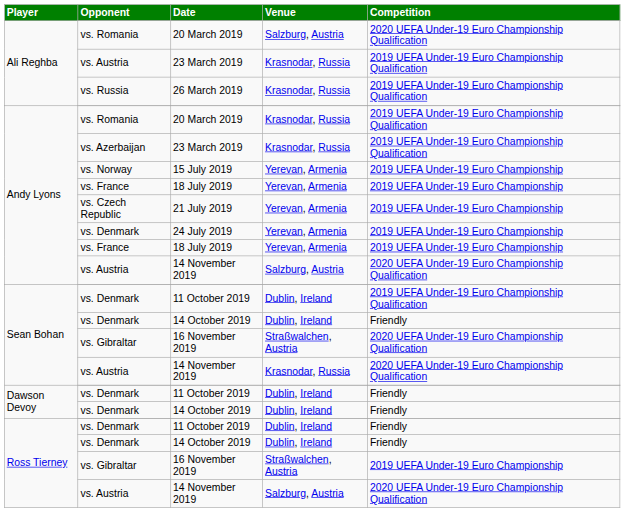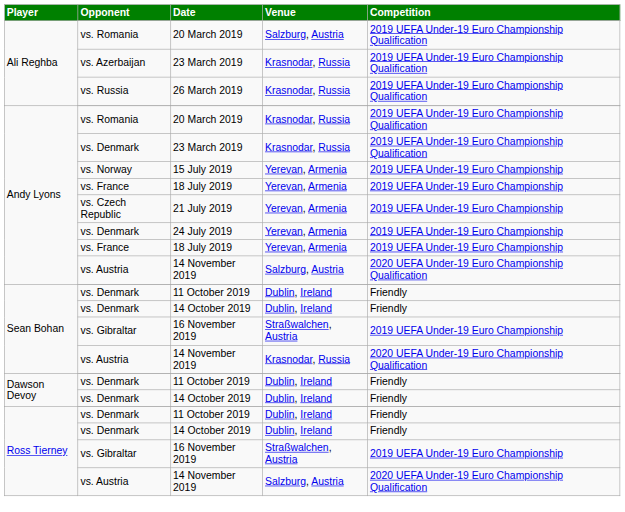(466, 35) 2020 UEFA Under-19 Euro Championship Qualification -> (466, 35) 2019 UEFA Under-19 Euro Championship Qualification
(104, 63) vs. Austria -> (113, 63) vs. Azerbaijan
(113, 147) vs. Azerbaijan -> (110, 147) vs. Denmark
(466, 298) 2019 UEFA Under-19 Euro Championship Qualification -> (388, 292) Friendly
(466, 343) 2020 UEFA Under-19 Euro Championship Qualification -> (466, 331) 2019 UEFA Under-19 Euro Championship
